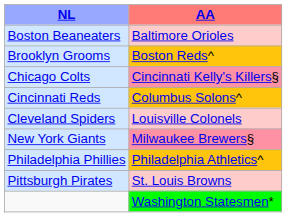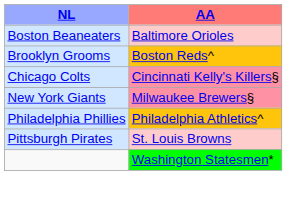- row: (54, 97)
- row: (61, 118)
